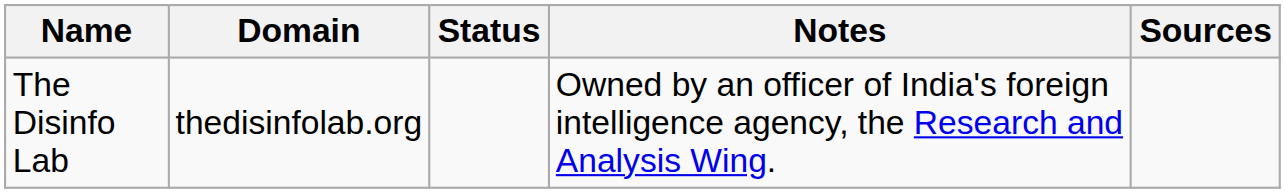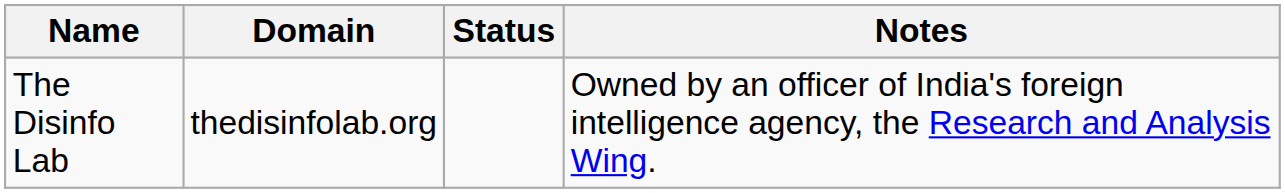- column: (1206, 31)
